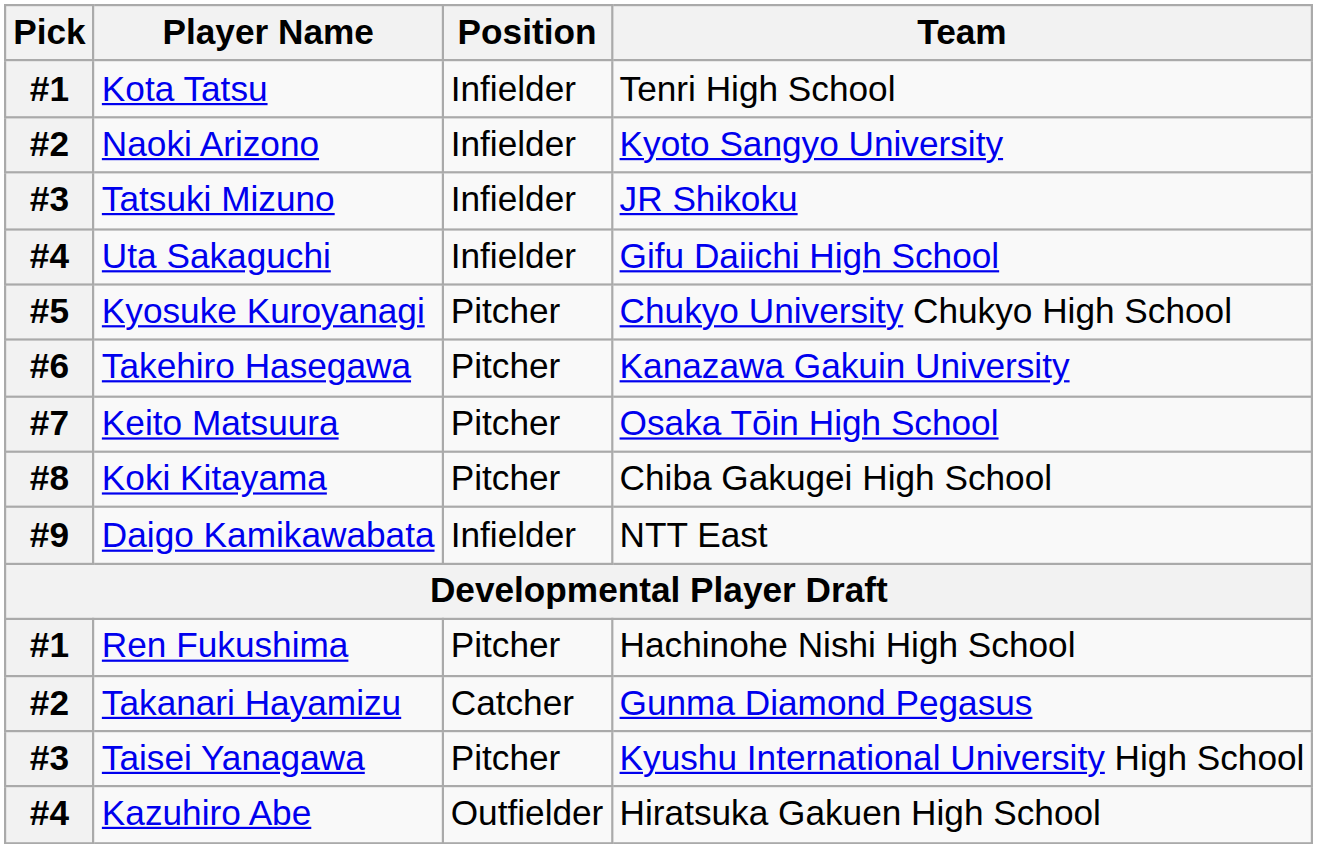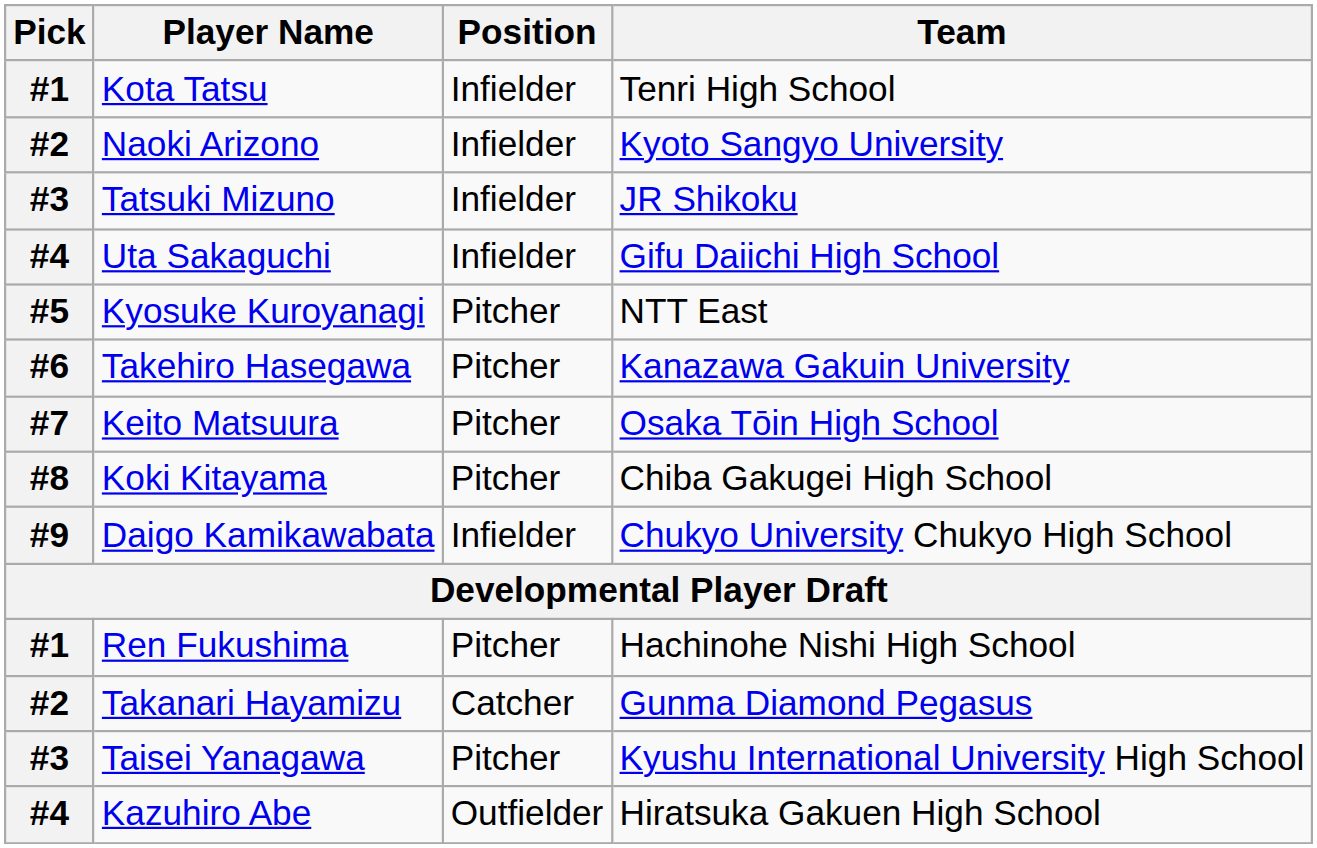(926, 311) Chukyo University Chukyo High School -> (694, 311) NTT East
(694, 534) NTT East -> (926, 534) Chukyo University Chukyo High School
